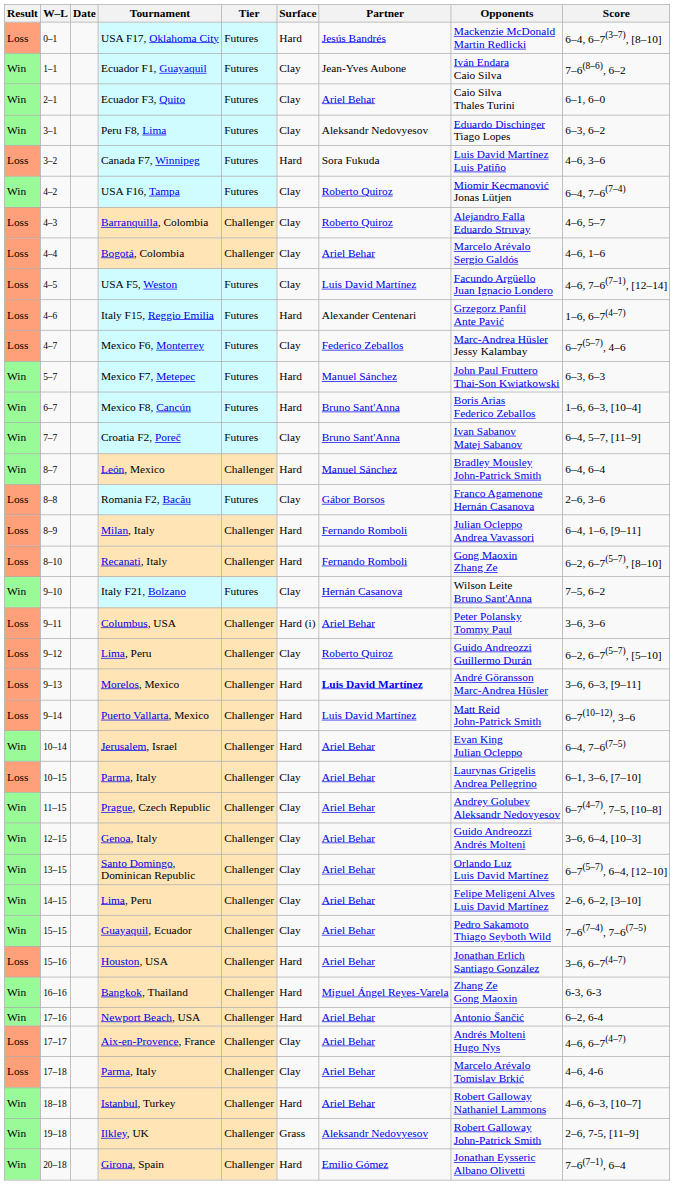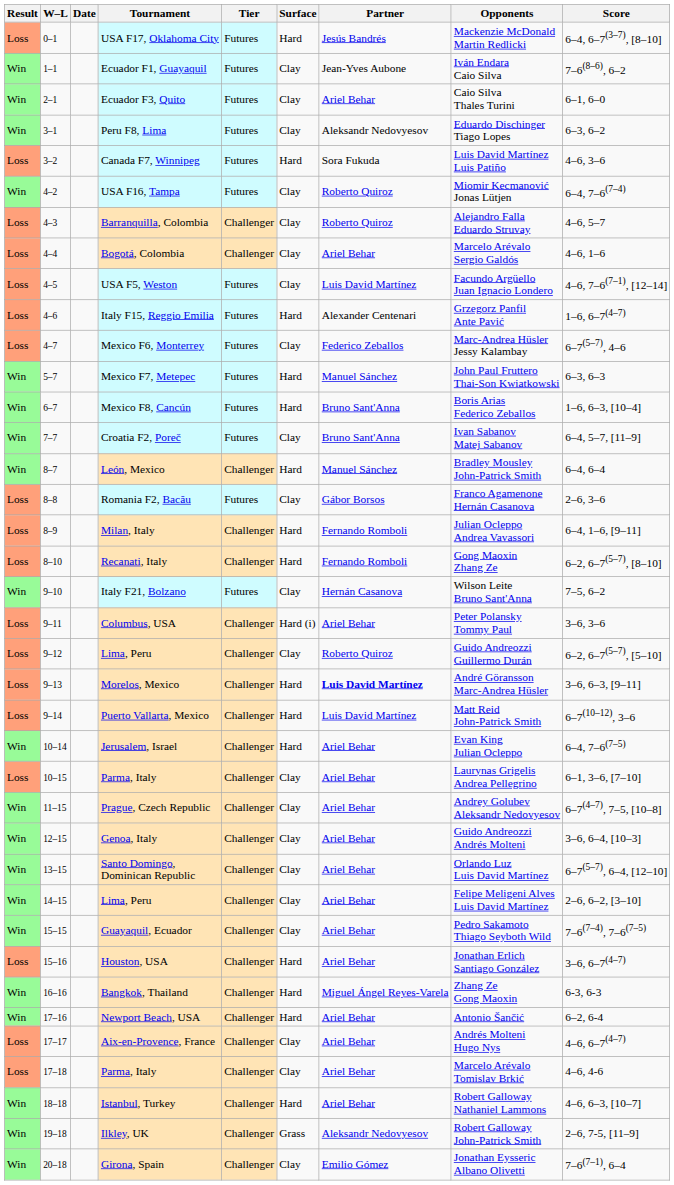(291, 1164) Hard -> (290, 1164) Clay
